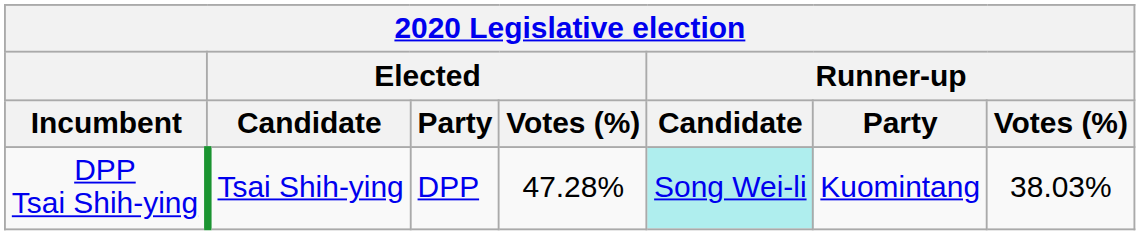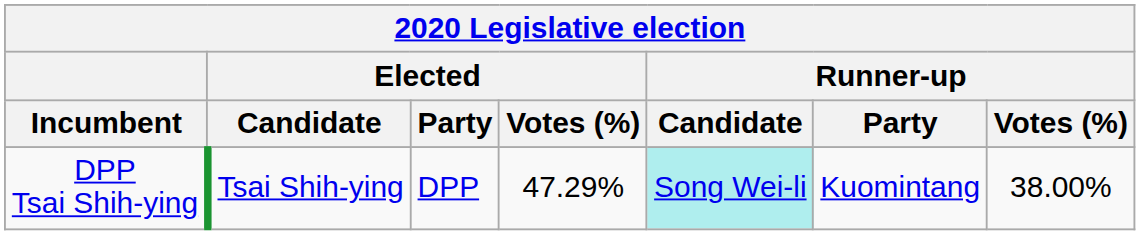(573, 187) 47.28% -> (573, 187) 47.29%
(1061, 187) 38.03% -> (1061, 187) 38.00%
